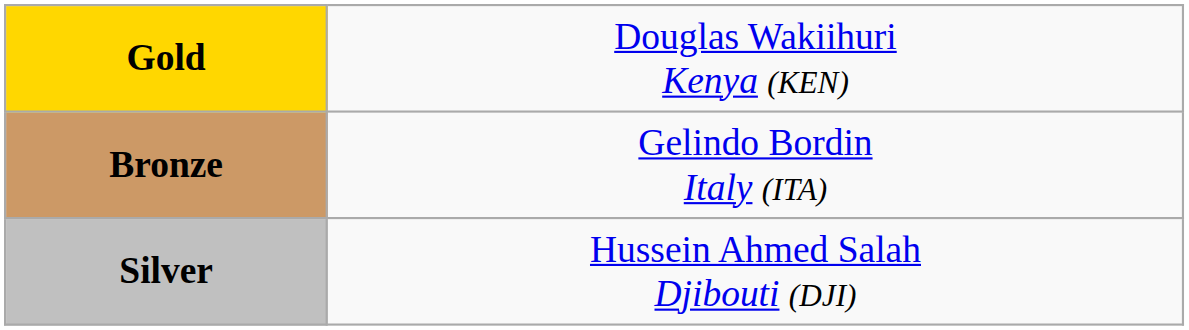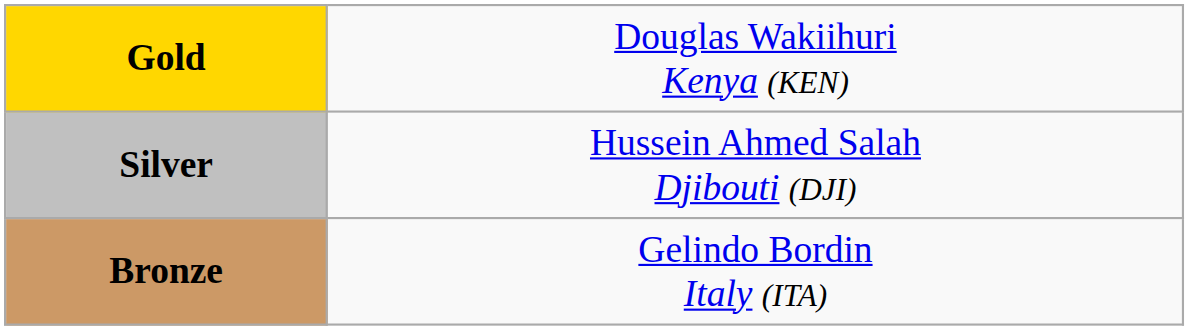rows swapped: (166, 270) <-> (166, 163)
